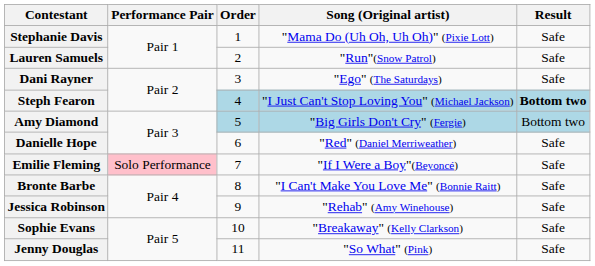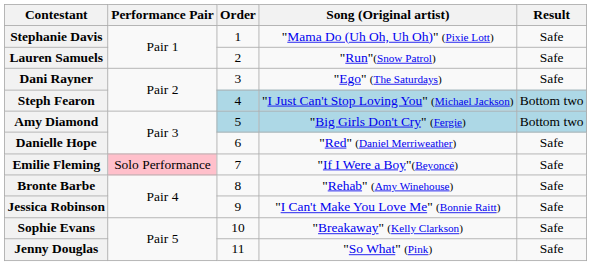(553, 100) bold -> (552, 100) normal
(388, 185) "I Can't Make You Love Me" (Bonnie Raitt) -> (388, 185) "Rehab" (Amy Winehouse)
(388, 206) "Rehab" (Amy Winehouse) -> (388, 206) "I Can't Make You Love Me" (Bonnie Raitt)
